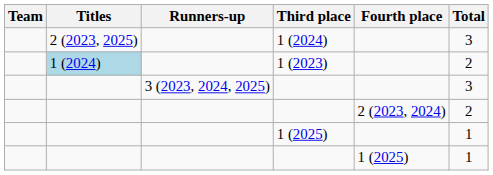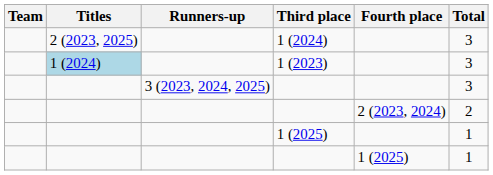(469, 63) 2 -> (469, 63) 3
